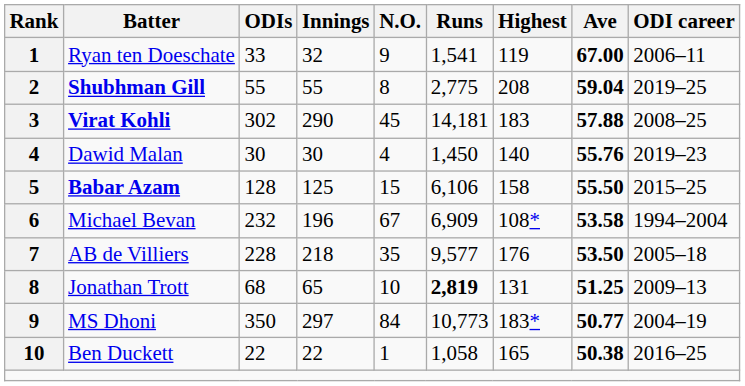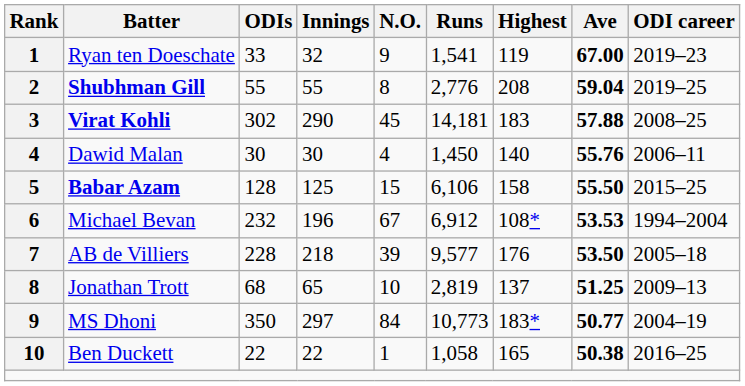(670, 54) 2006–11 -> (670, 54) 2019–23
(454, 87) 2,775 -> (454, 87) 2,776
(670, 154) 2019–23 -> (670, 154) 2006–11
(454, 220) 6,909 -> (454, 220) 6,912
(600, 220) 53.58 -> (600, 220) 53.53
(390, 253) 35 -> (390, 253) 39
(454, 287) bold -> (454, 287) normal
(514, 287) 131 -> (514, 287) 137
